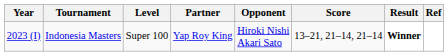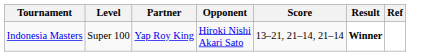- column: (24, 13)
